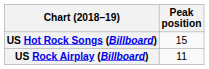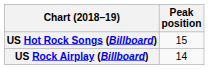(182, 56) 11 -> (182, 56) 14
